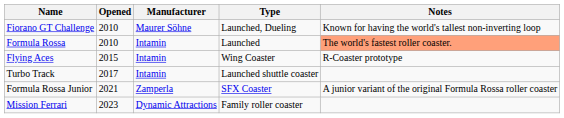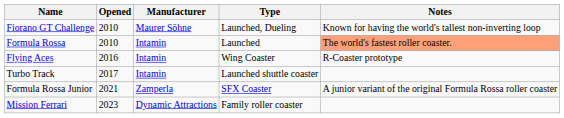(108, 58) 2015 -> (108, 58) 2016
